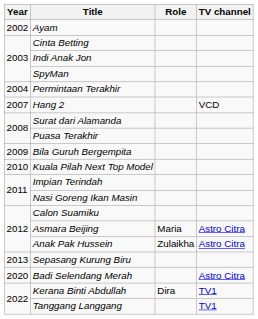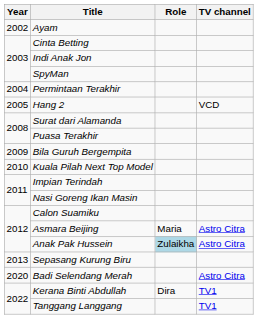(17, 105) 2007 -> (17, 105) 2005
(176, 244) no background -> (176, 244) lightblue background
